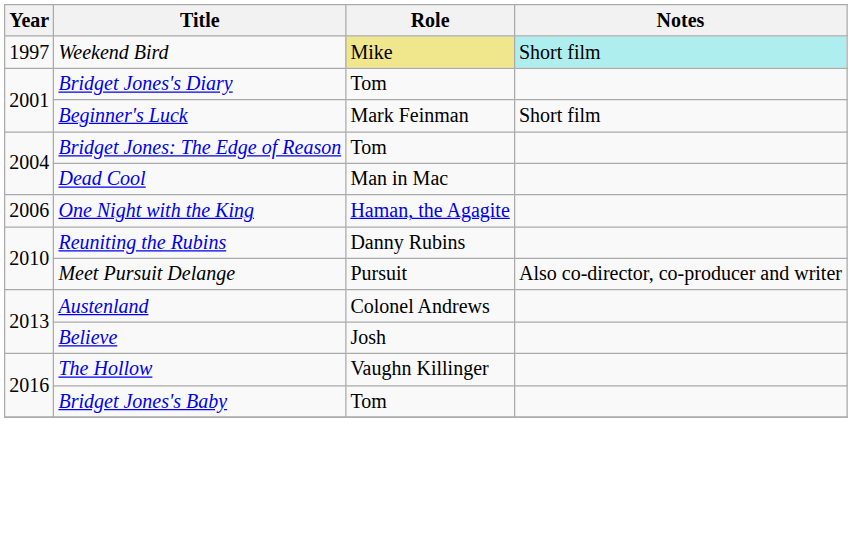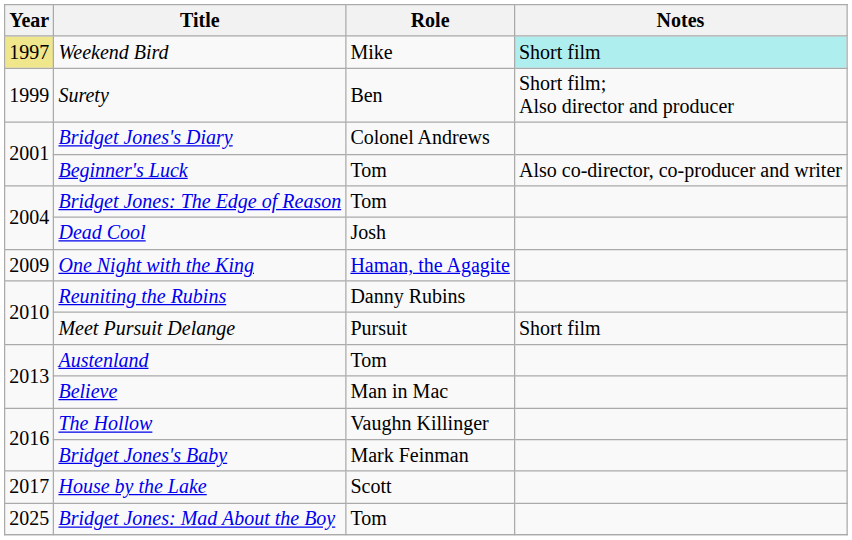(29, 52) no background -> (29, 52) khaki background
(372, 52) khaki background -> (372, 52) no background
+ row: (84, 95)
(369, 83) Tom -> (420, 138) Colonel Andrews
(410, 115) Mark Feinman -> (369, 169) Tom
(560, 115) Short film -> (680, 169) Also co-director, co-producer and writer
(399, 178) Man in Mac -> (368, 233) Josh
(29, 210) 2006 -> (29, 264) 2009
(680, 274) Also co-director, co-producer and writer -> (560, 328) Short film
(420, 305) Colonel Andrews -> (369, 360) Tom
(368, 337) Josh -> (399, 391) Man in Mac
(369, 400) Tom -> (410, 455) Mark Feinman
+ row: (133, 486)
+ row: (197, 518)
